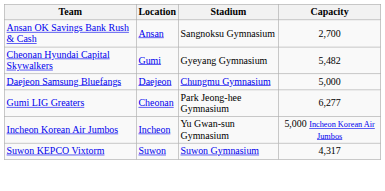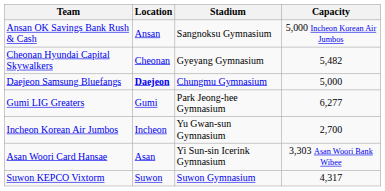(330, 33) 2,700 -> (331, 33) 5,000 Incheon Korean Air Jumbos
(150, 60) Gumi -> (152, 60) Cheonan
(155, 81) normal -> (152, 81) bold
(156, 103) Cheonan -> (146, 103) Gumi
(330, 130) 5,000 Incheon Korean Air Jumbos -> (331, 130) 2,700
+ row: (57, 156)
